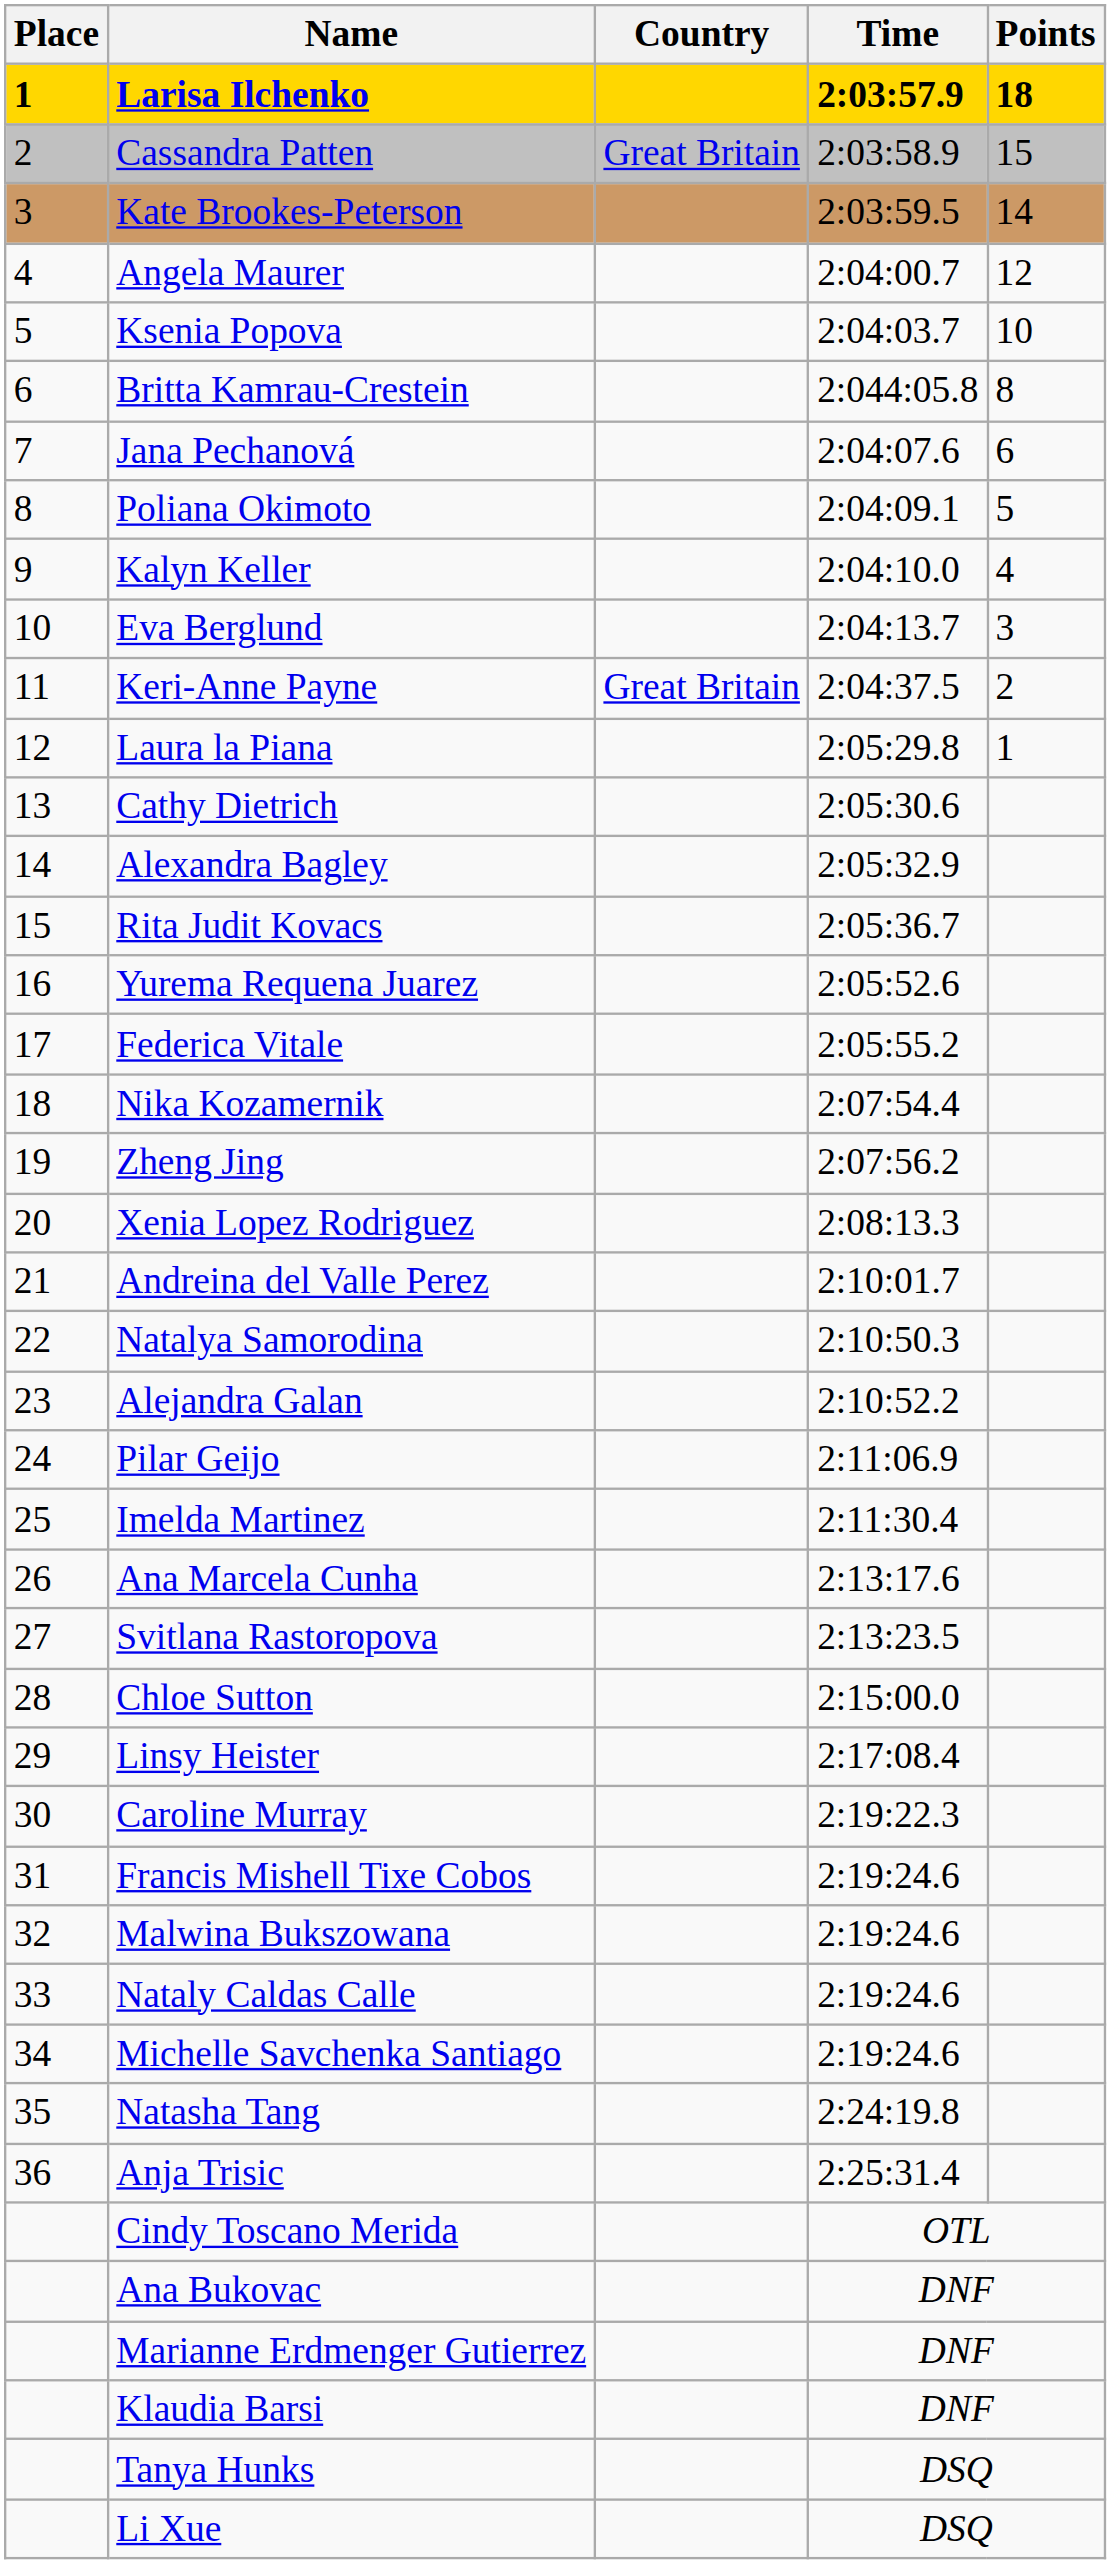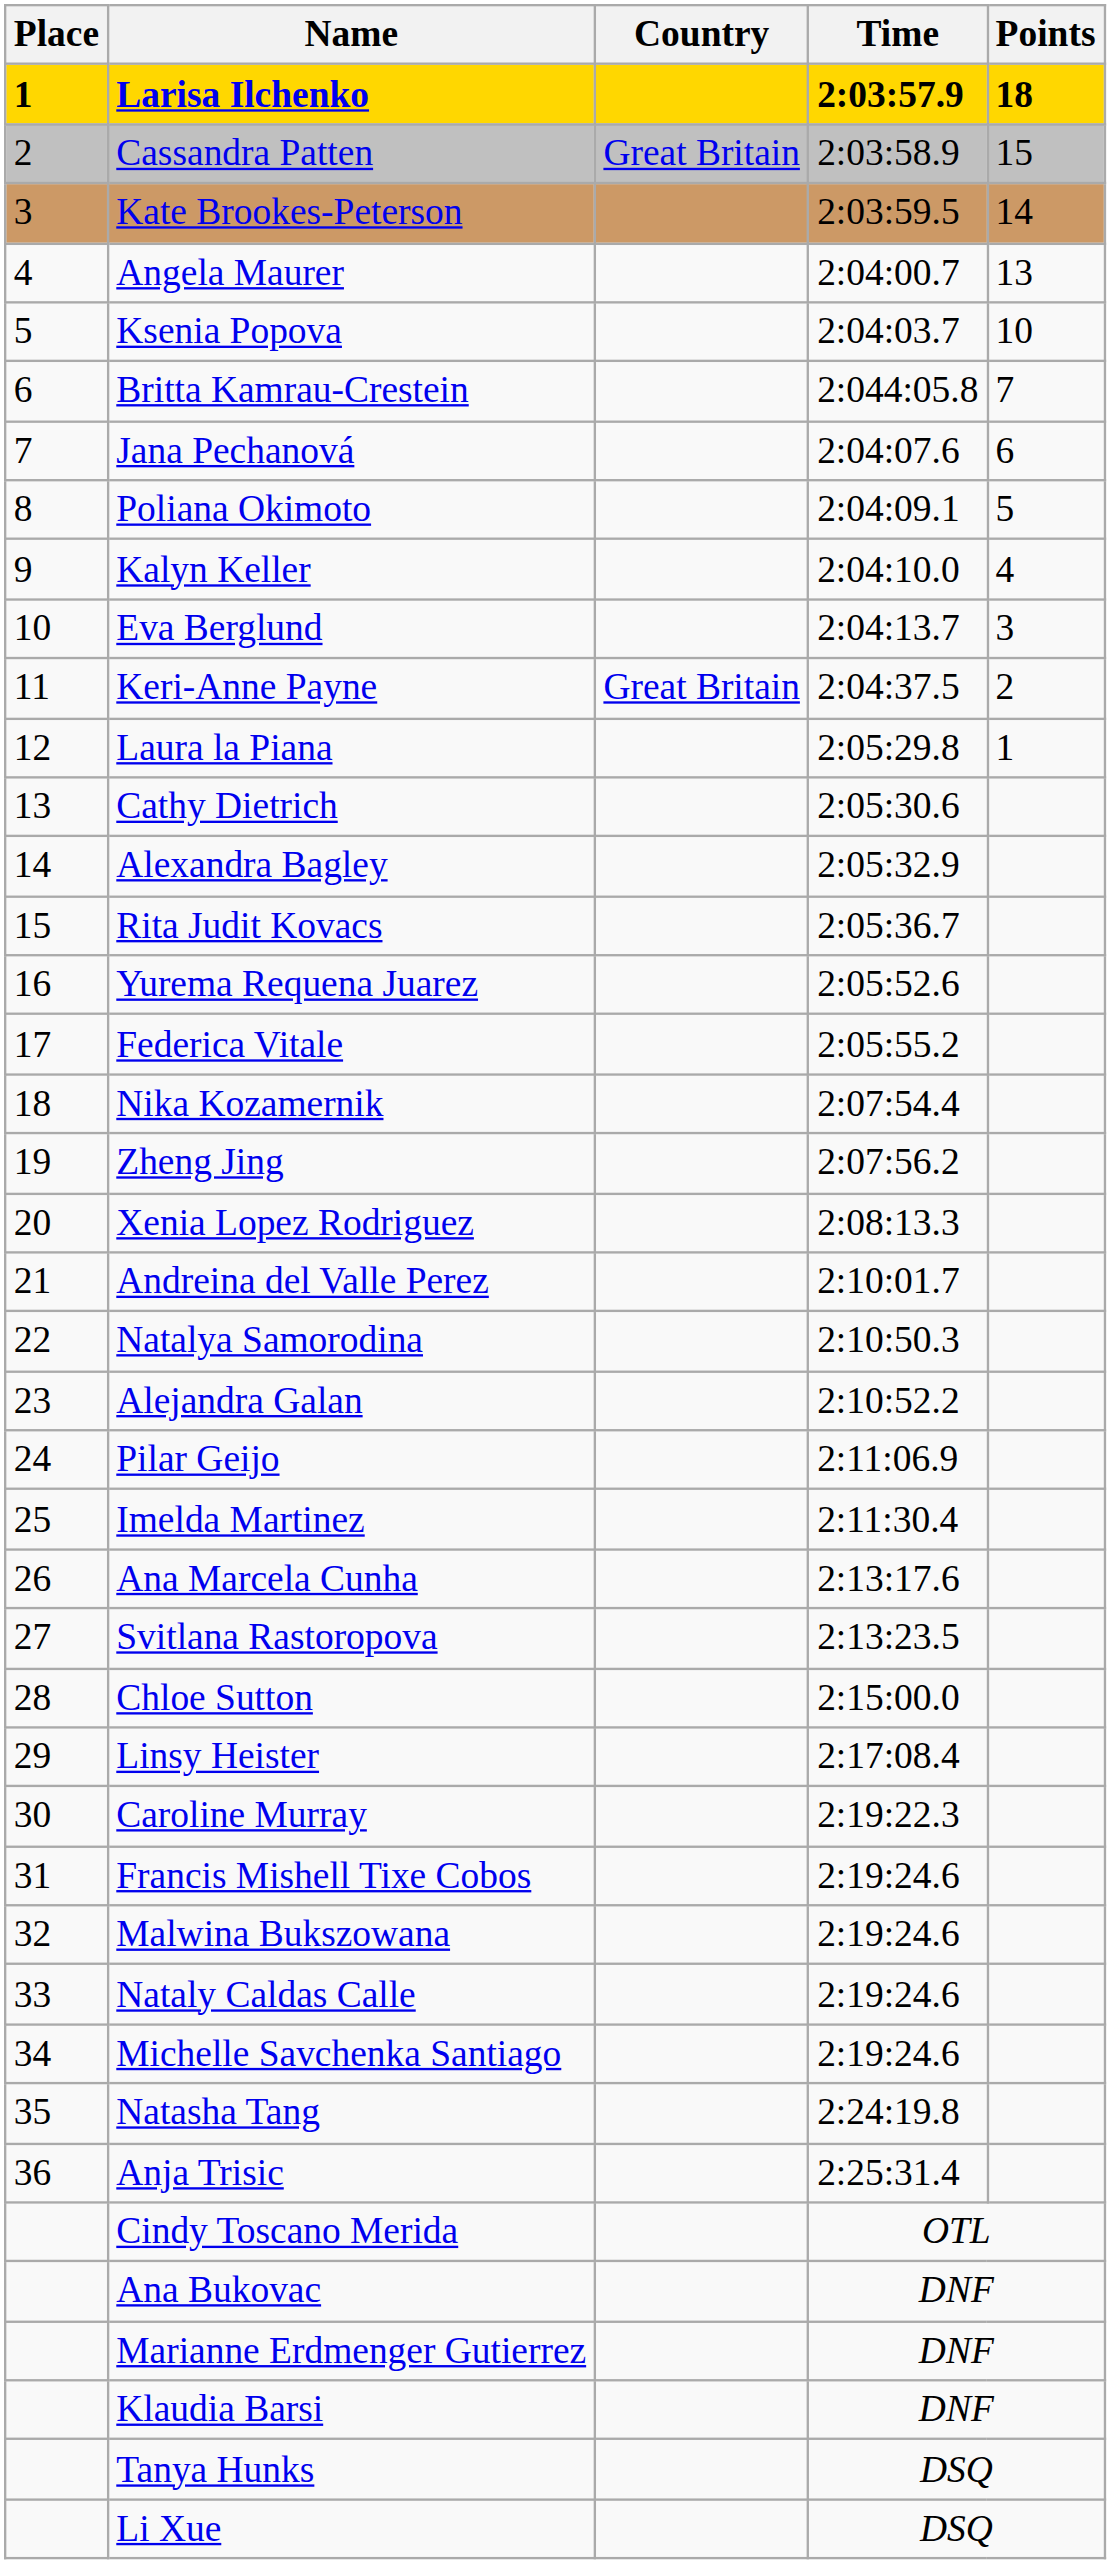(1014, 271) 12 -> (1014, 271) 13
(1005, 390) 8 -> (1005, 390) 7
